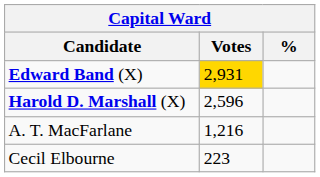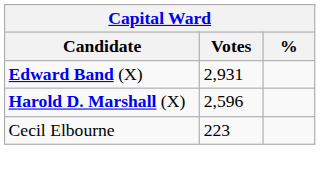(224, 74) gold background -> (224, 74) no background
- row: (70, 130)
